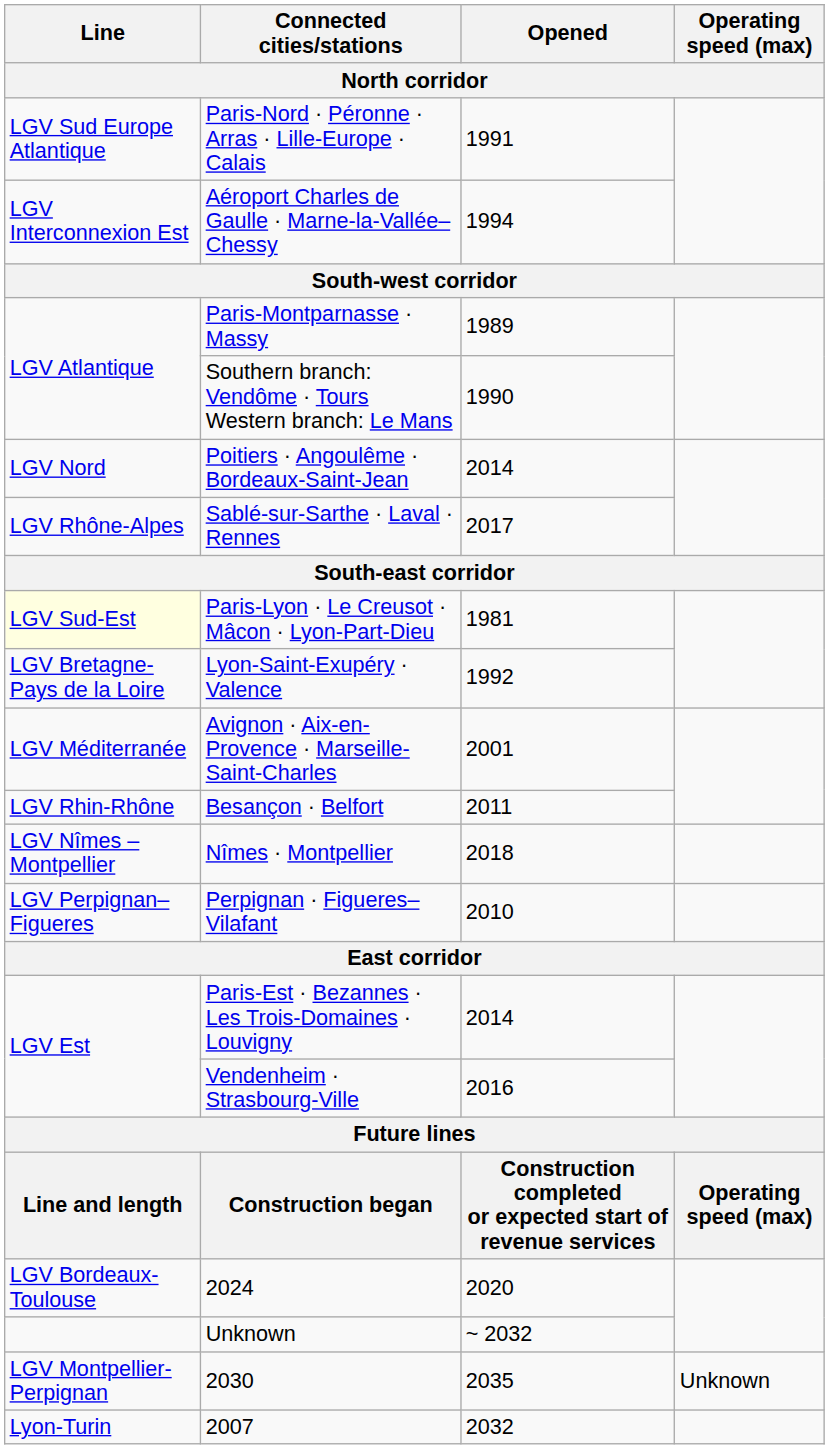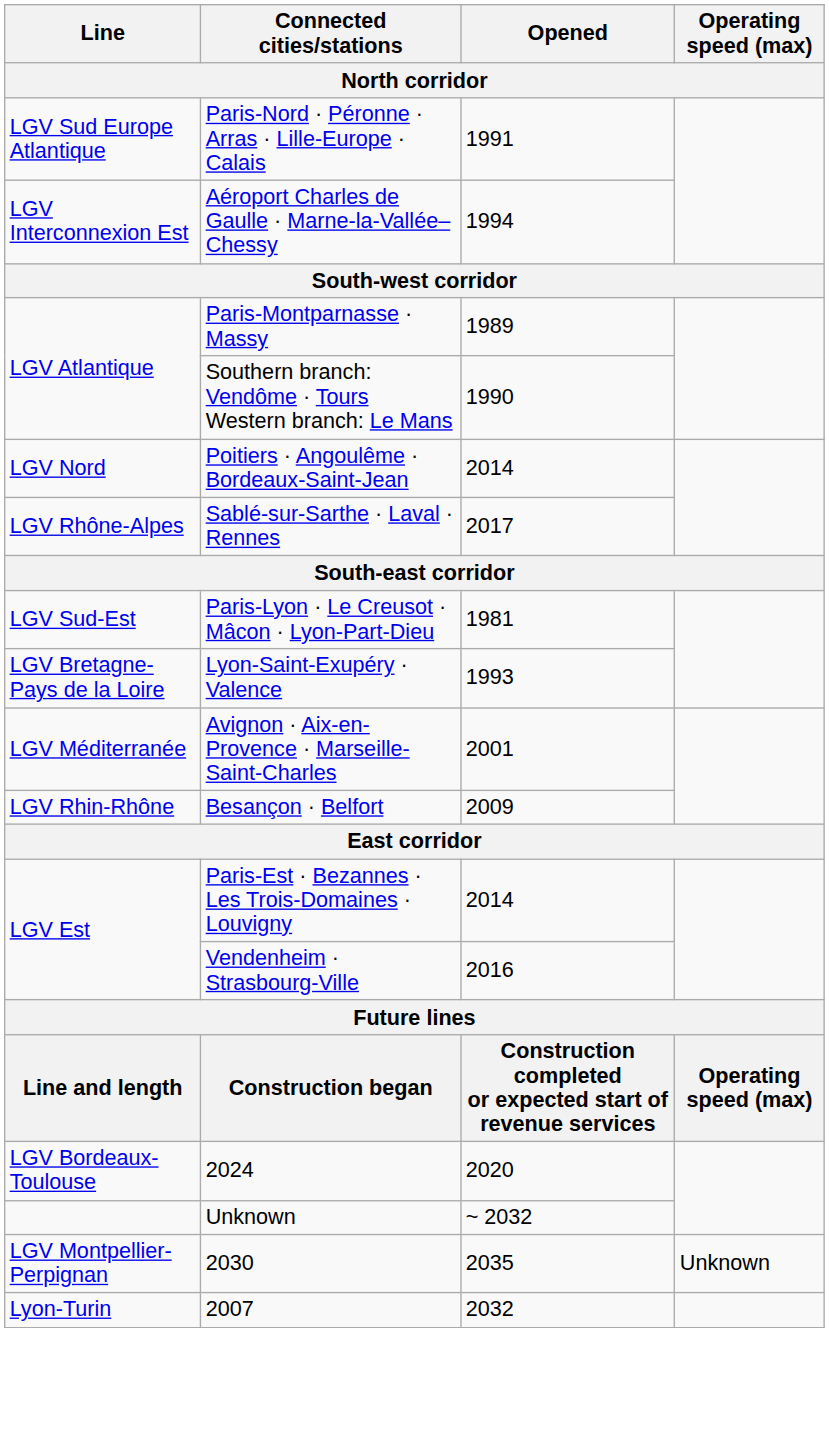(73, 619) lightyellow background -> (73, 619) no background
(490, 677) 1992 -> (490, 677) 1993
(489, 807) 2011 -> (490, 807) 2009
- row: (299, 853)
- row: (313, 912)
